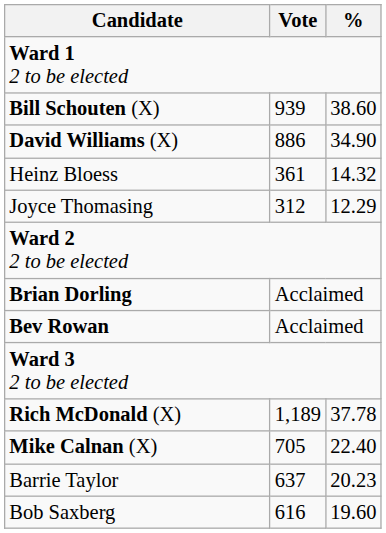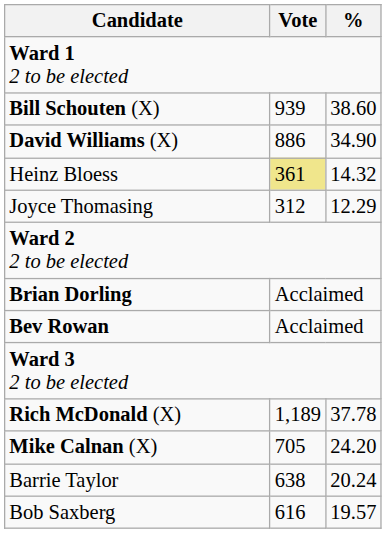(290, 173) no background -> (290, 173) khaki background
(353, 447) 22.40 -> (353, 447) 24.20
(290, 479) 637 -> (290, 479) 638
(353, 479) 20.23 -> (353, 479) 20.24
(353, 512) 19.60 -> (353, 512) 19.57
